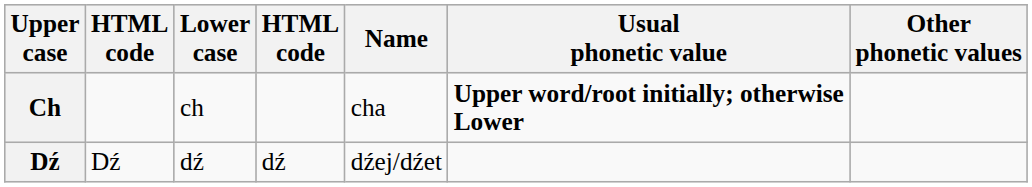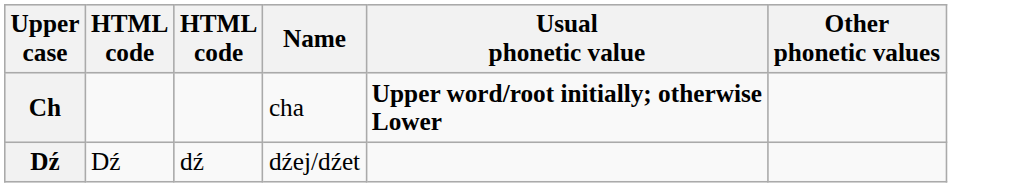- column: (215, 38)
